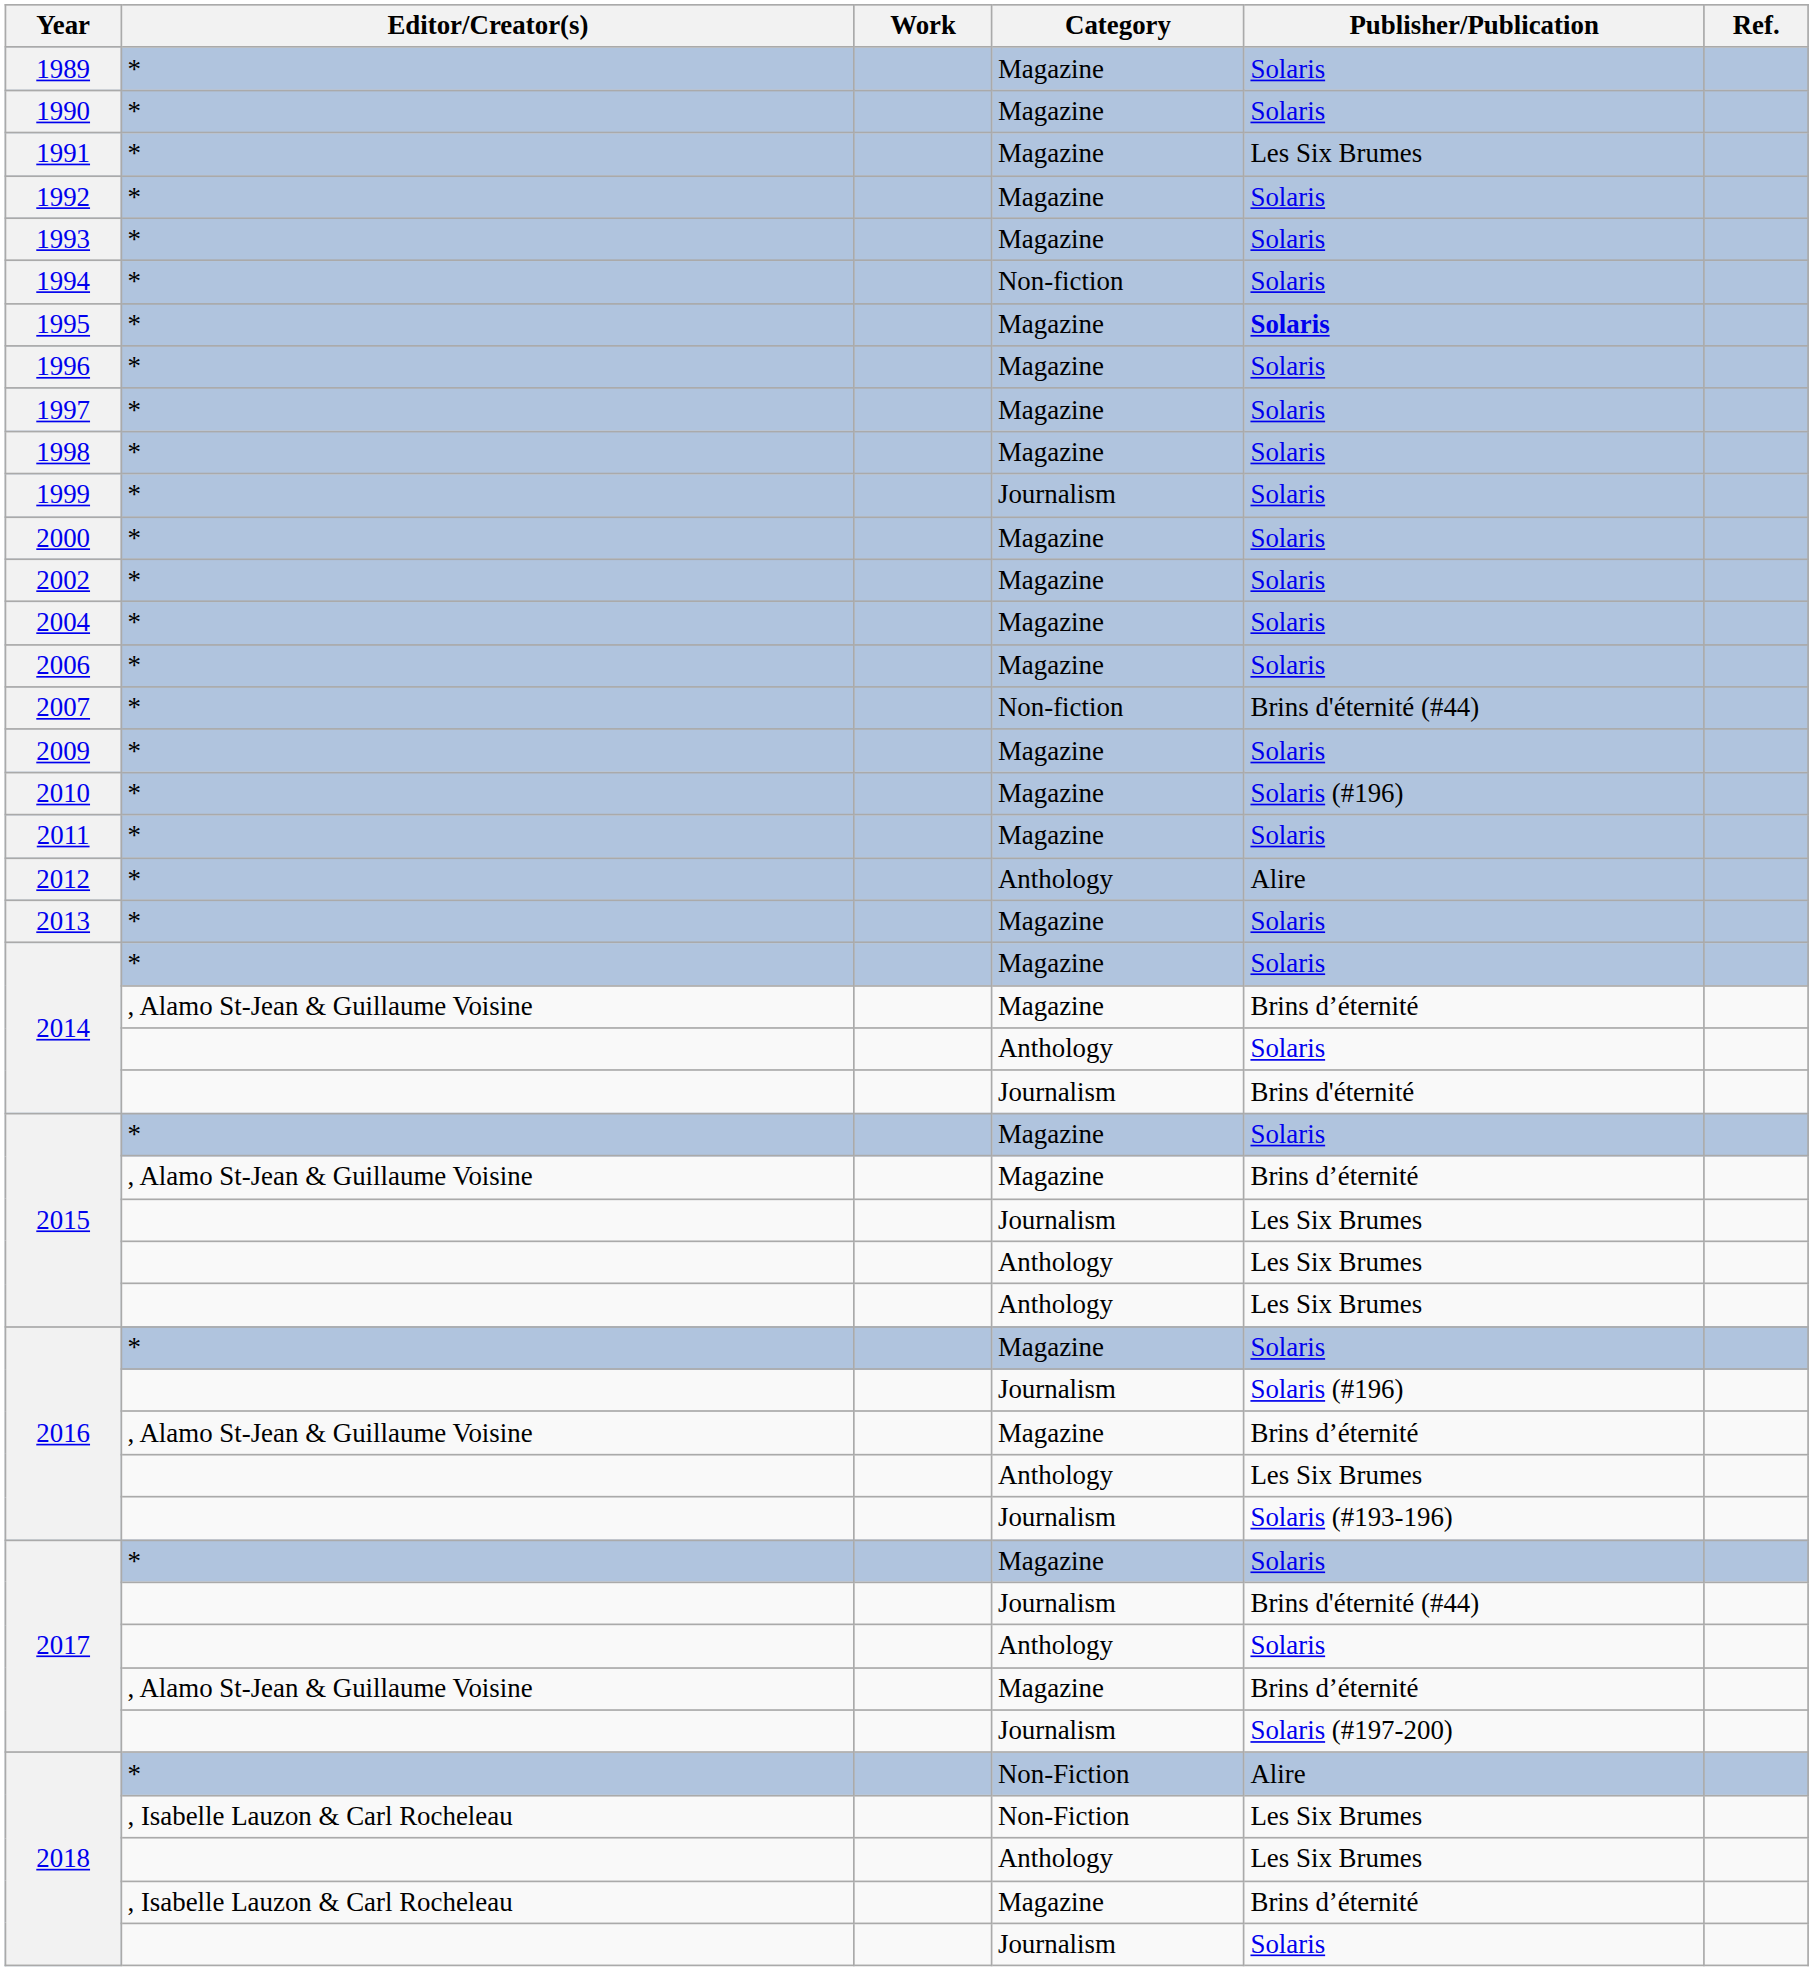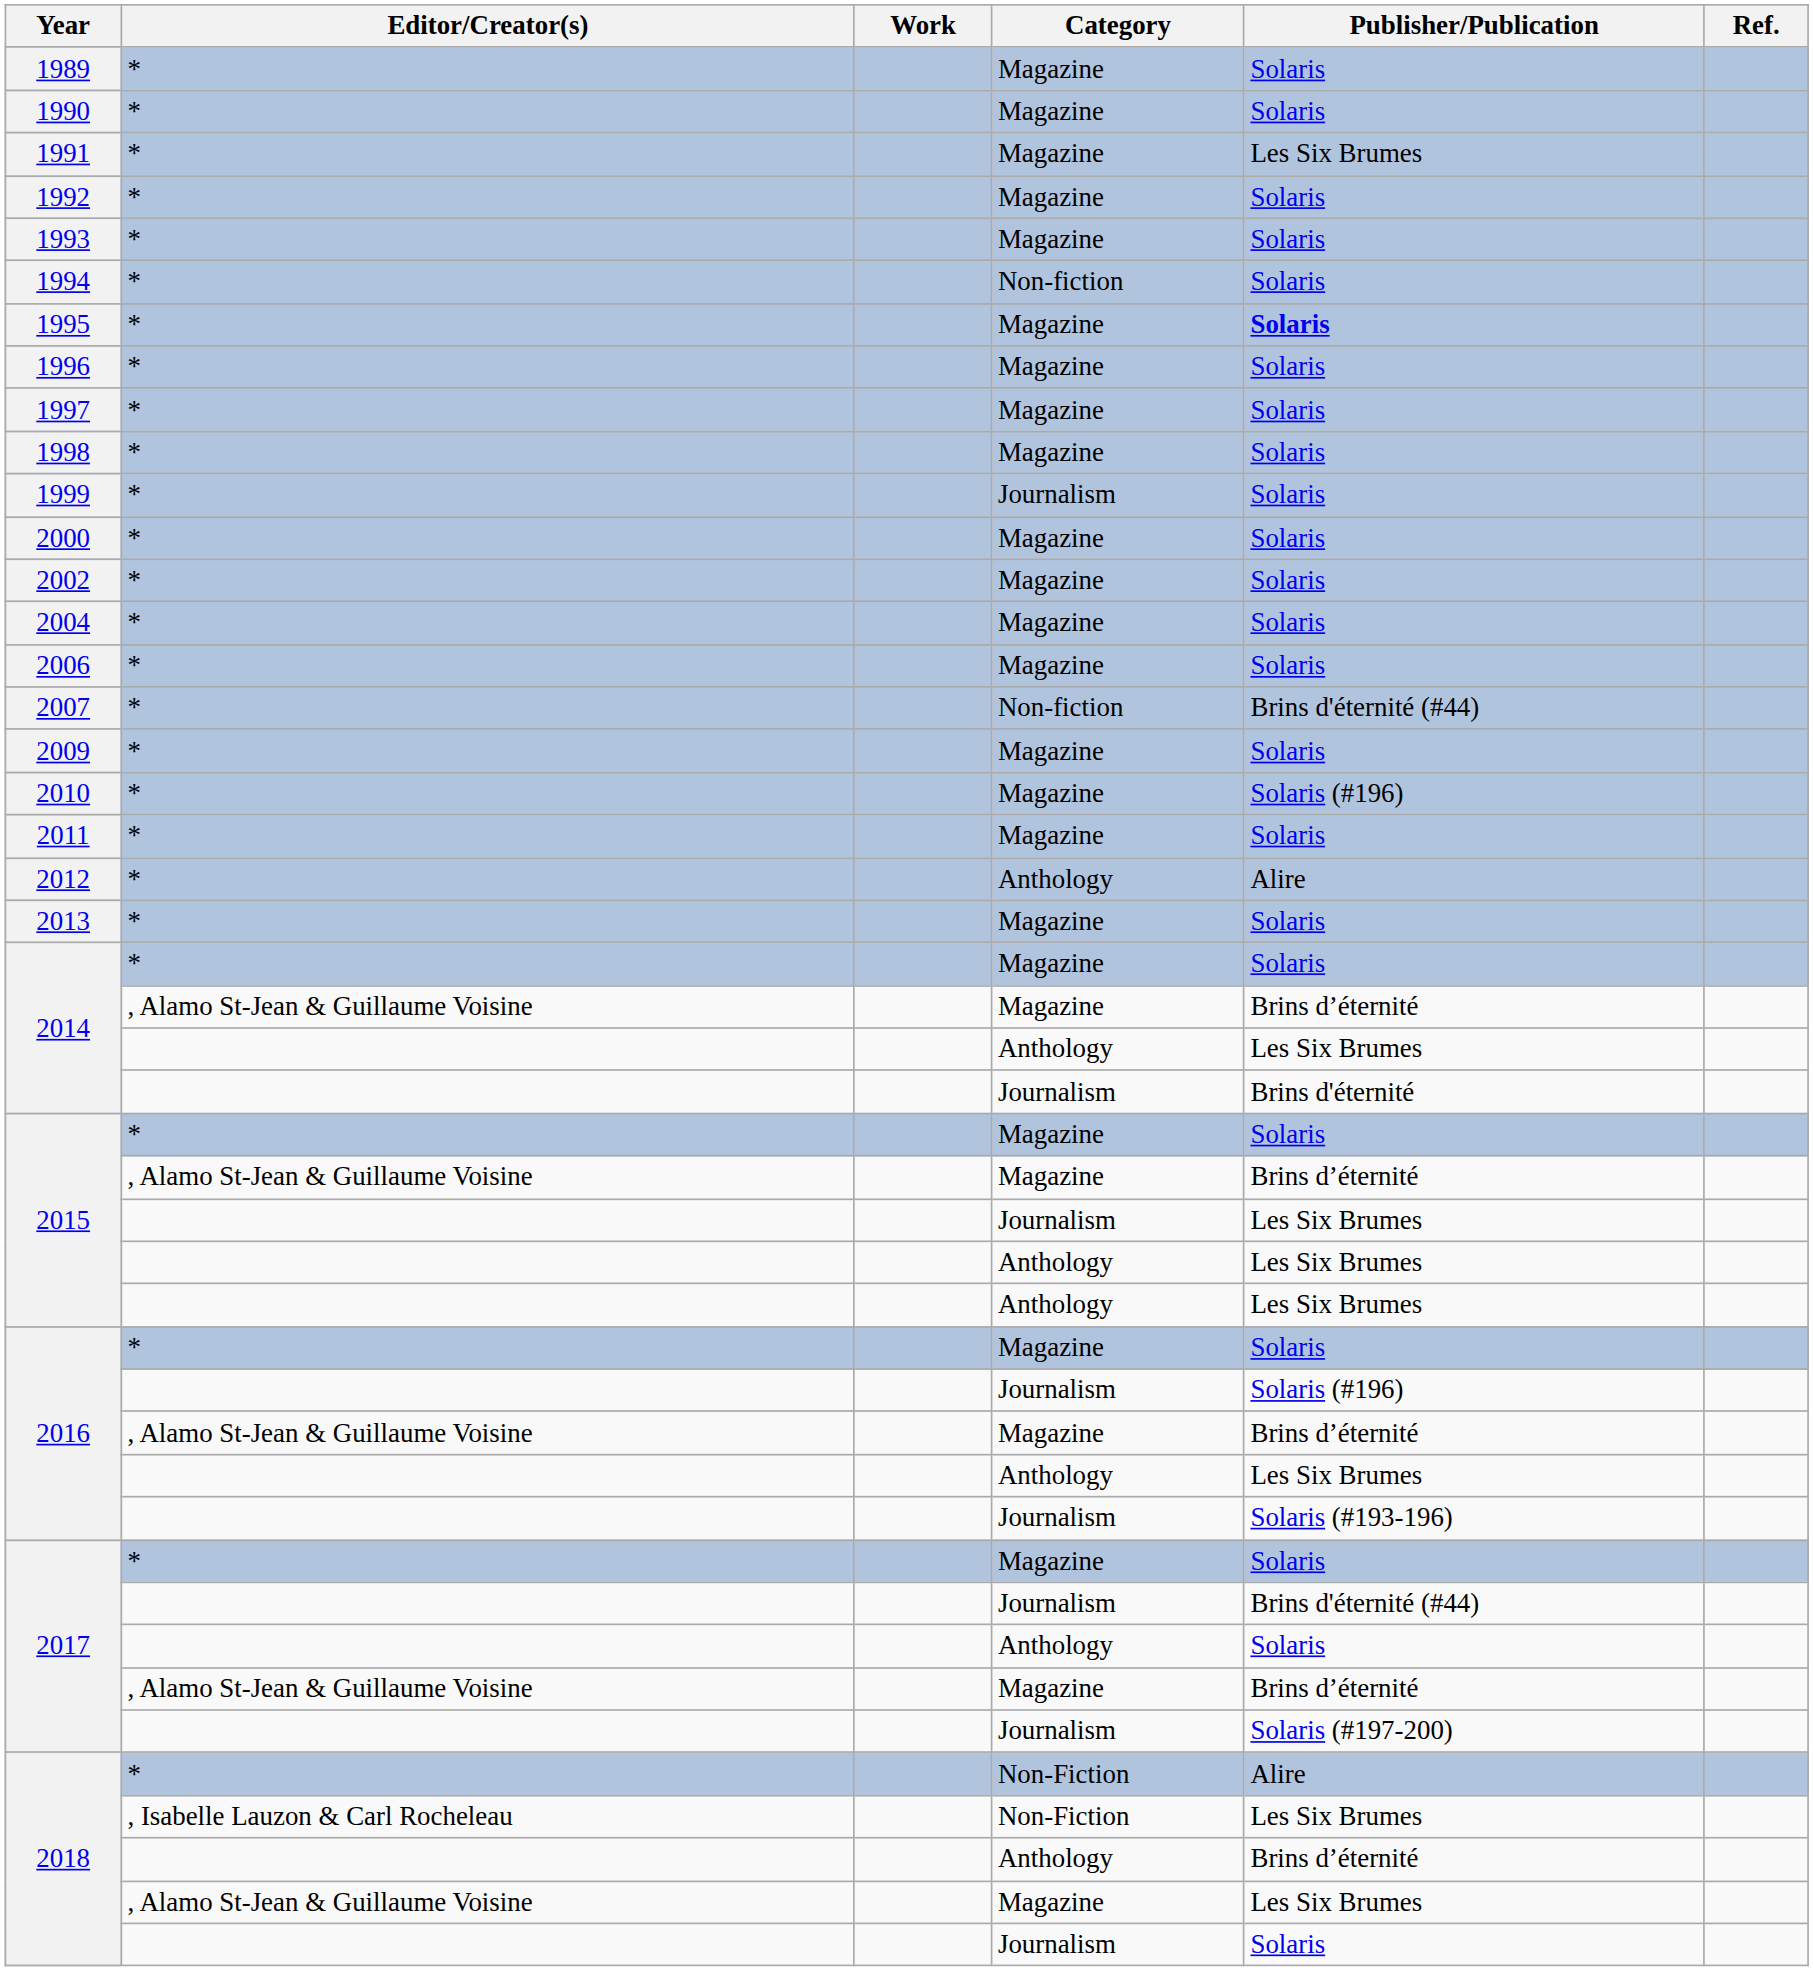(1288, 1048) Solaris -> (1336, 1048) Les Six Brumes
(1336, 1858) Les Six Brumes -> (1334, 1858) Brins d’éternité
(320, 1901) , Isabelle Lauzon & Carl Rocheleau -> (330, 1901) , Alamo St-Jean & Guillaume Voisine
(1334, 1901) Brins d’éternité -> (1336, 1901) Les Six Brumes
